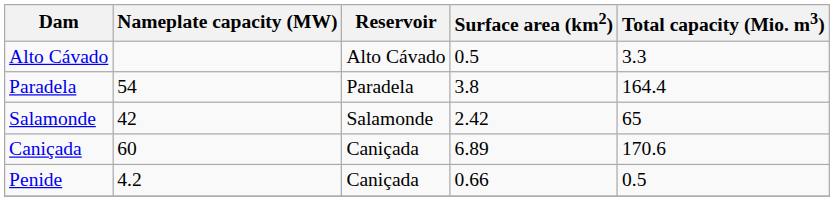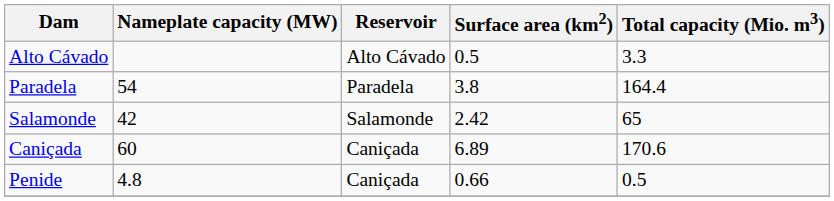(130, 180) 4.2 -> (130, 180) 4.8
